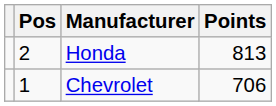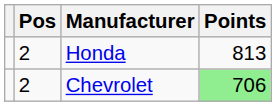(25, 85) 1 -> (25, 85) 2
(249, 85) no background -> (249, 85) lightgreen background
